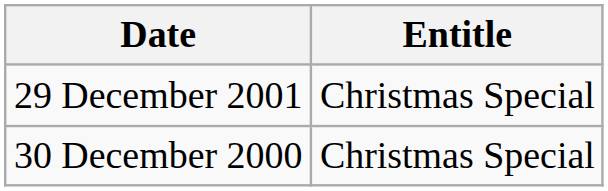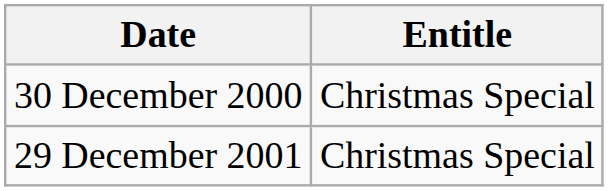rows swapped: (158, 154) <-> (158, 94)
